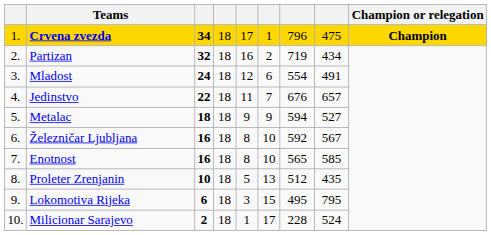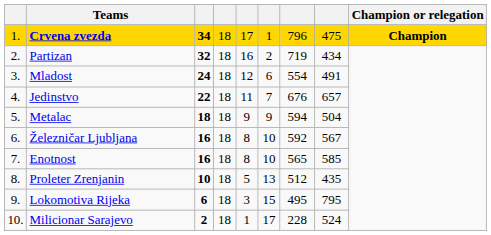(331, 117) 527 -> (331, 117) 504
